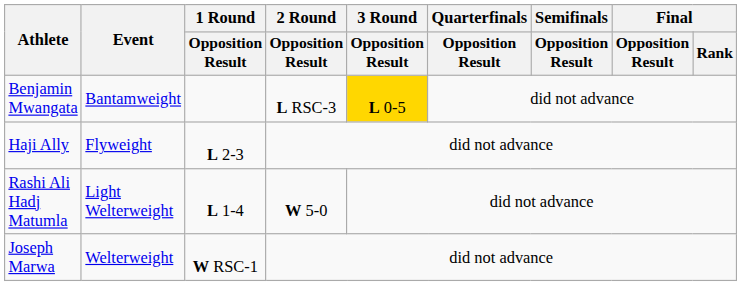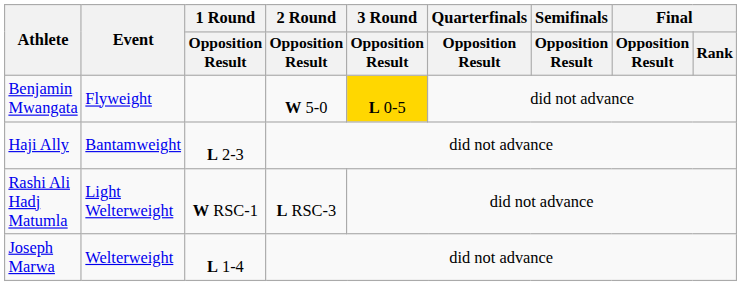(133, 99) Bantamweight -> (119, 99) Flyweight
(306, 108) L RSC-3 -> (306, 108) W 5-0
(119, 145) Flyweight -> (133, 145) Bantamweight
(225, 211) L 1-4 -> (225, 211) W RSC-1
(306, 211) W 5-0 -> (306, 211) L RSC-3
(225, 267) W RSC-1 -> (225, 267) L 1-4
